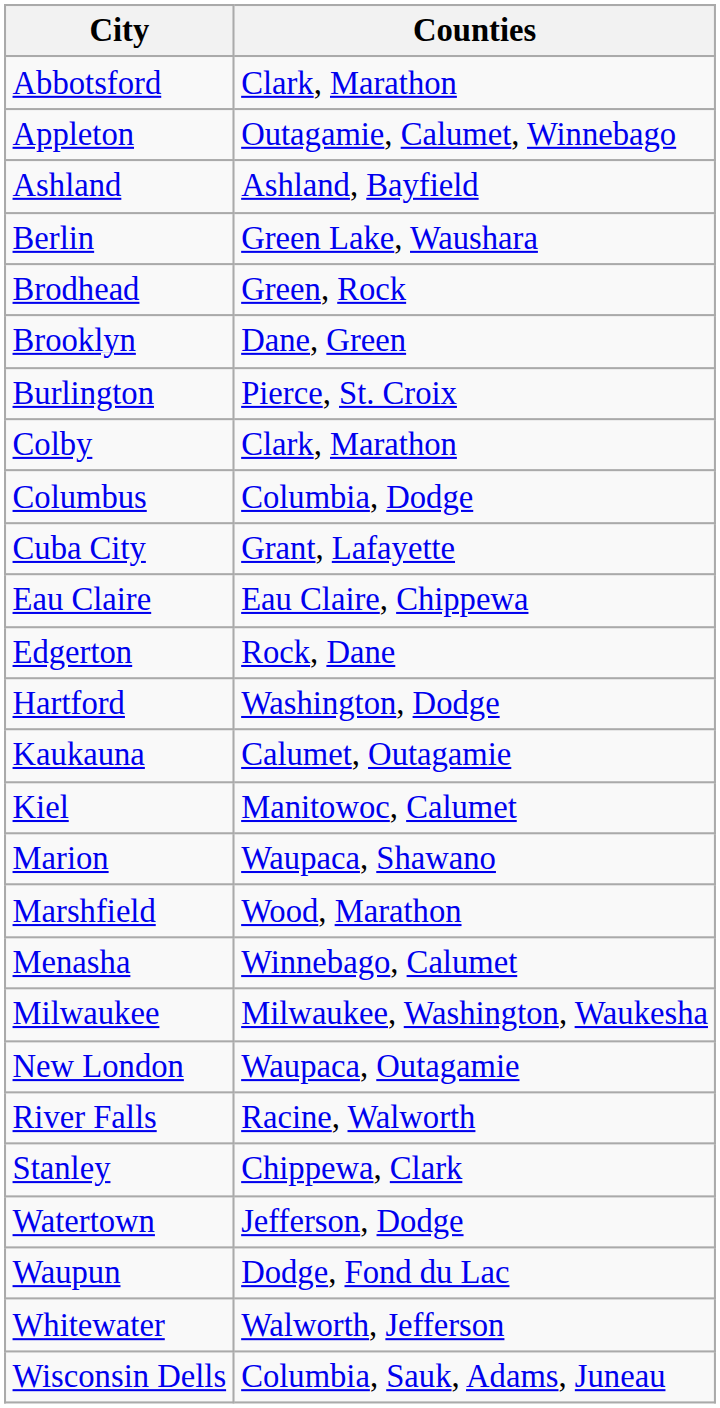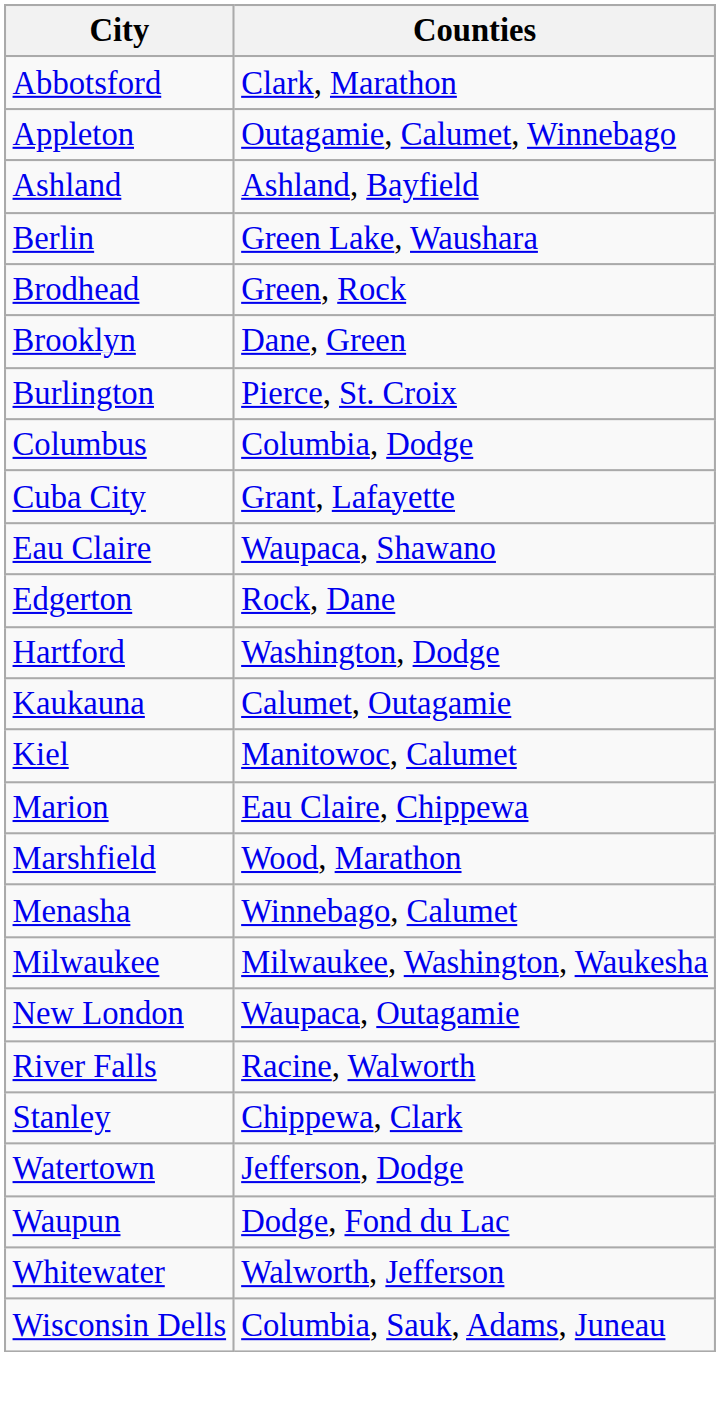- row: (52, 444)
(385, 599) Eau Claire, Chippewa -> (369, 548) Waupaca, Shawano
(369, 858) Waupaca, Shawano -> (385, 806) Eau Claire, Chippewa
